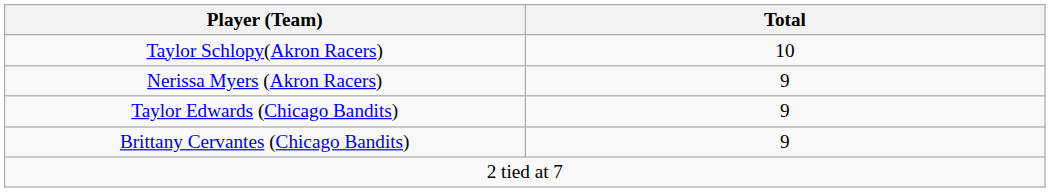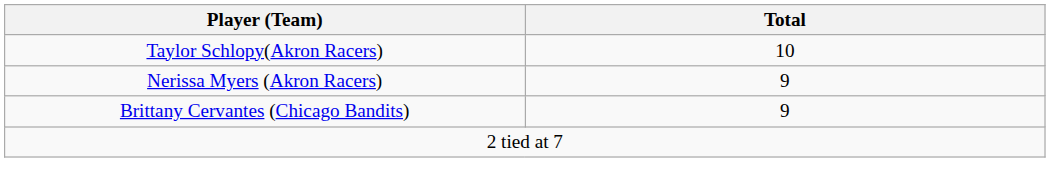- row: (265, 111)
